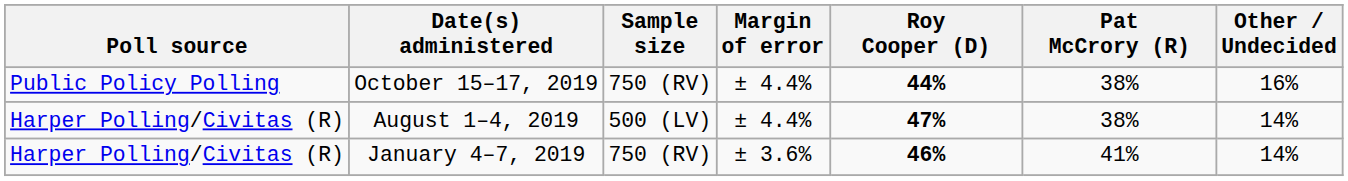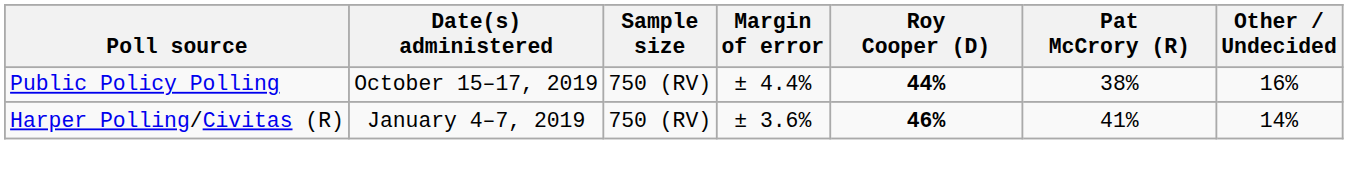- row: (476, 120)
